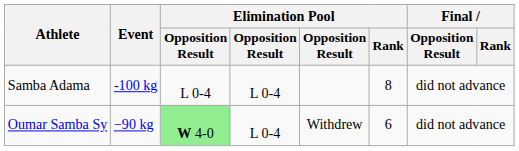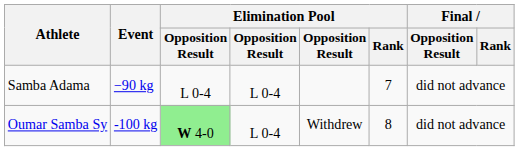(136, 85) -100 kg -> (134, 85) −90 kg
(388, 85) 8 -> (388, 85) 7
(134, 125) −90 kg -> (136, 125) -100 kg
(388, 125) 6 -> (388, 125) 8
